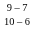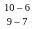rows swapped: (17, 21) <-> (17, 7)
